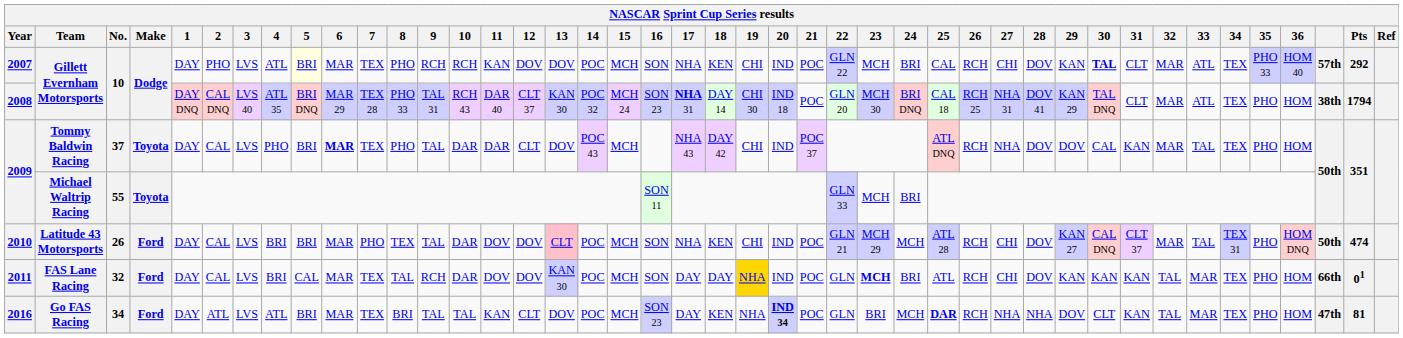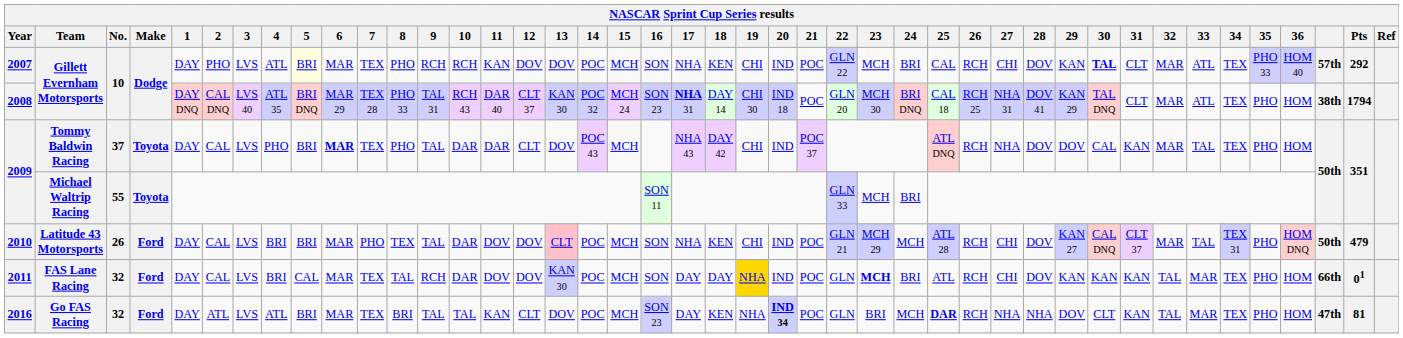(1359, 241) 474 -> (1359, 241) 479
(118, 314) 34 -> (118, 314) 32
